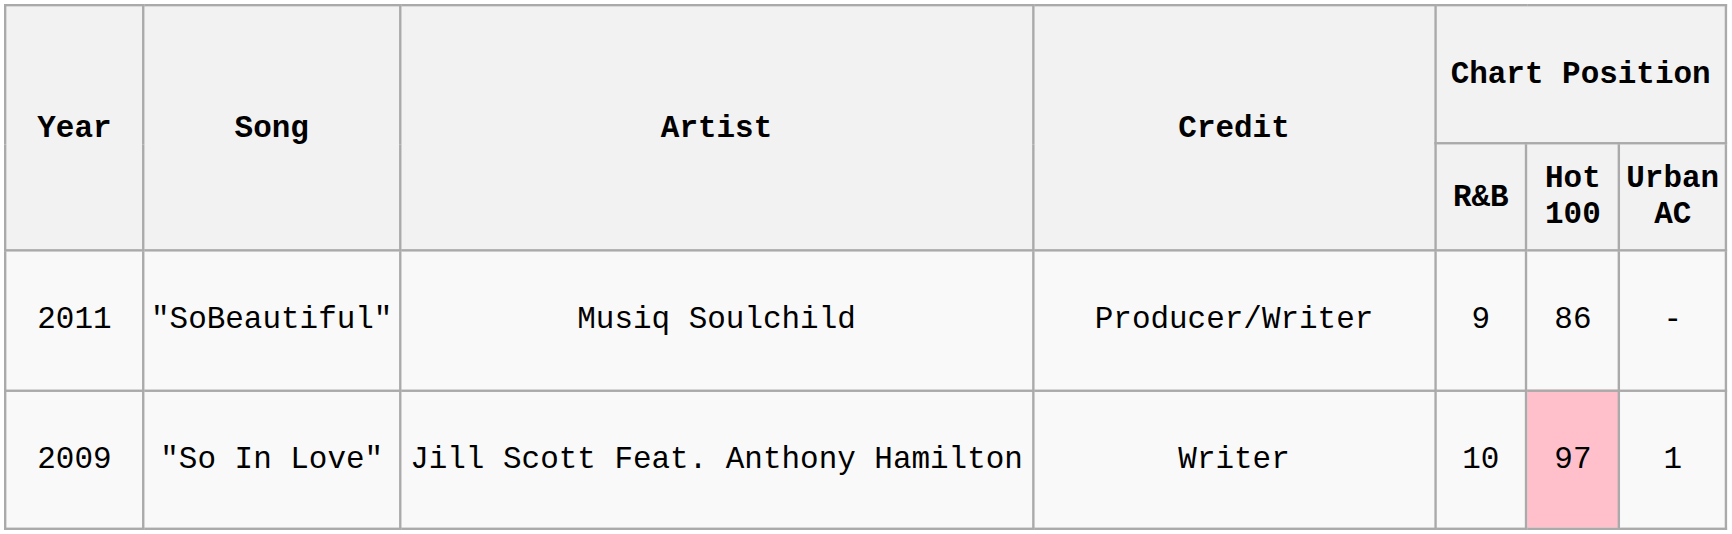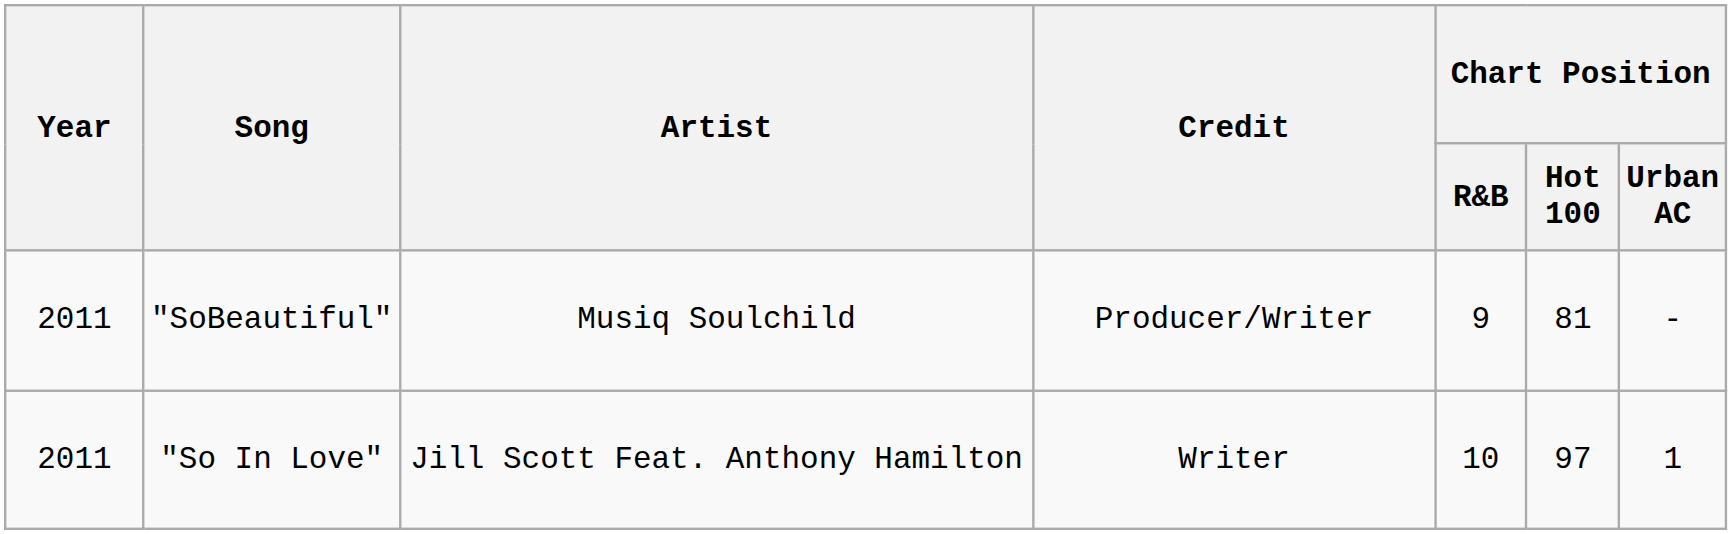(1573, 320) 86 -> (1573, 320) 81
(74, 459) 2009 -> (74, 459) 2011
(1573, 459) pink background -> (1573, 459) no background
